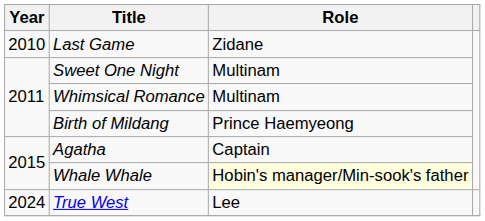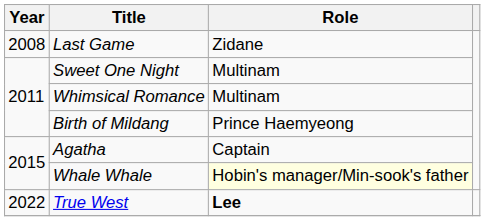(27, 44) 2010 -> (27, 44) 2008
(27, 202) 2024 -> (27, 202) 2022
(226, 202) normal -> (227, 202) bold
